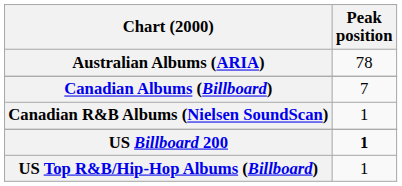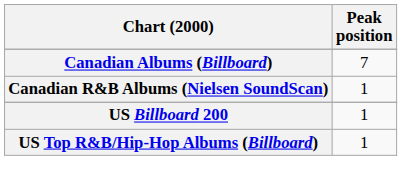- row: (168, 62)
(364, 141) bold -> (364, 115) normal
